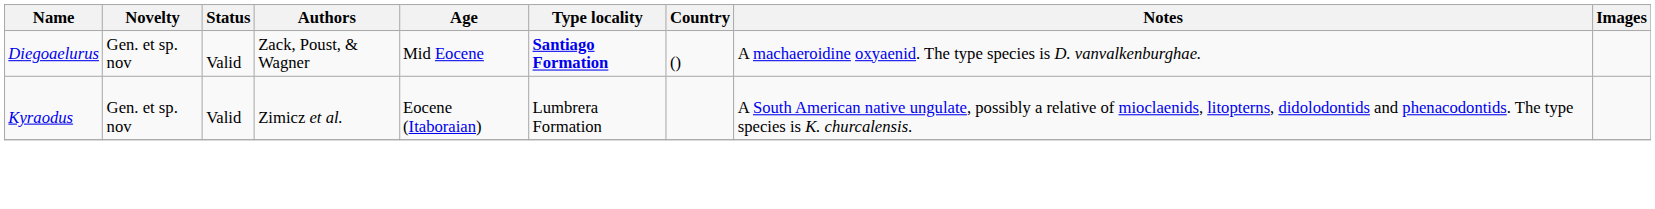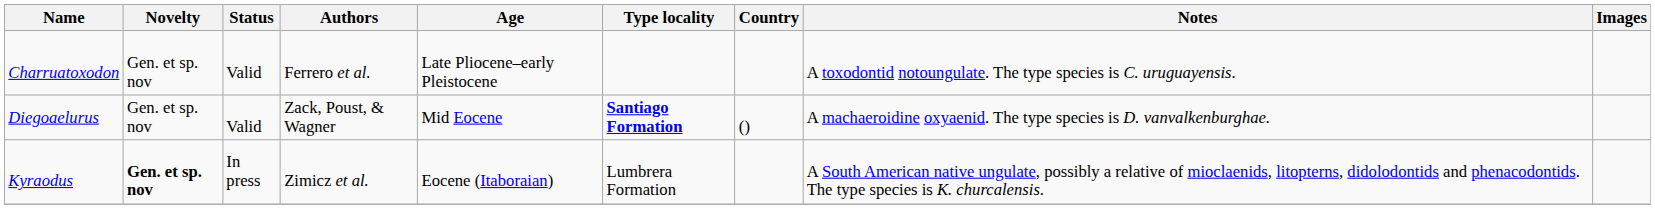+ row: (64, 72)
(142, 117) normal -> (164, 181) bold
(224, 117) Valid -> (243, 171) In press
